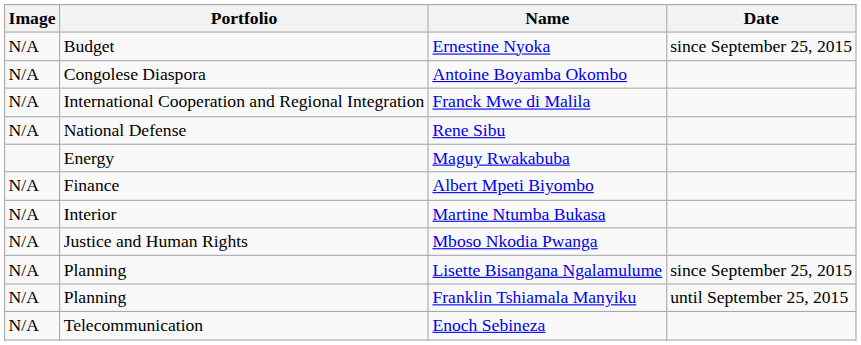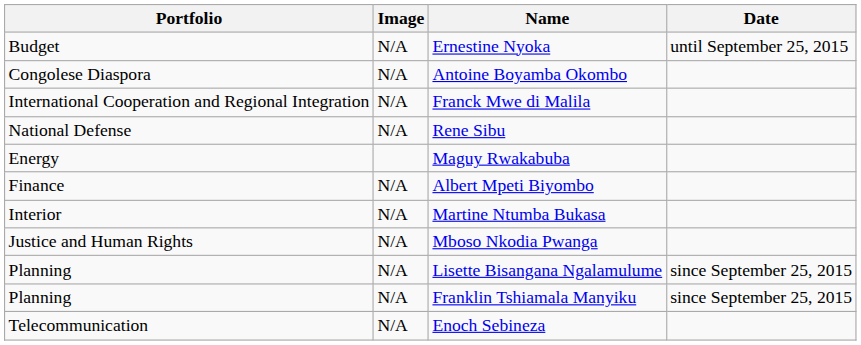columns swapped: (32, 18) <-> (244, 18)
(761, 46) since September 25, 2015 -> (759, 46) until September 25, 2015
(759, 297) until September 25, 2015 -> (761, 297) since September 25, 2015
